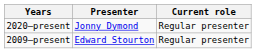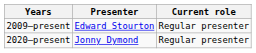rows swapped: (38, 40) <-> (38, 26)
